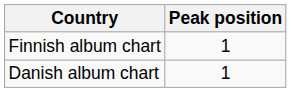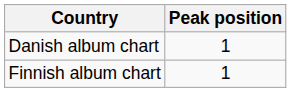rows swapped: (84, 73) <-> (85, 45)
